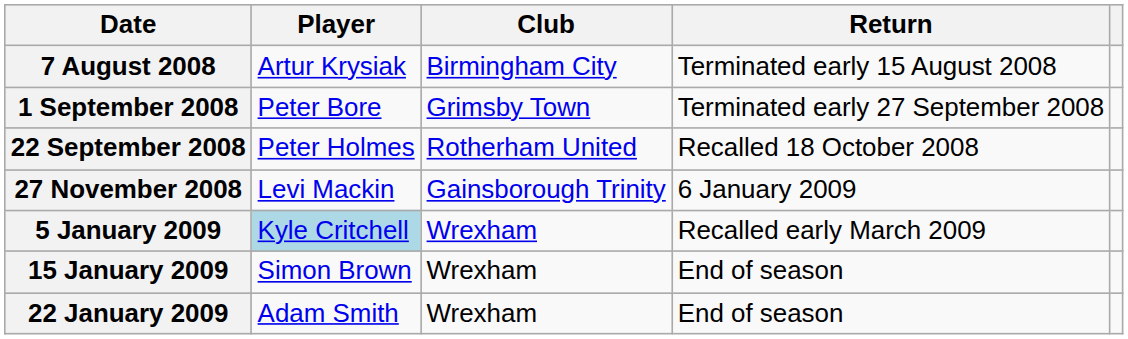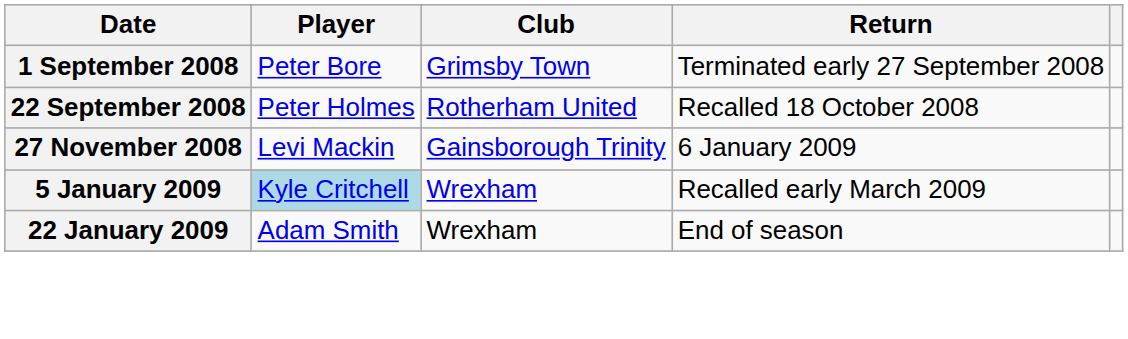- row: (128, 66)
- row: (128, 271)
